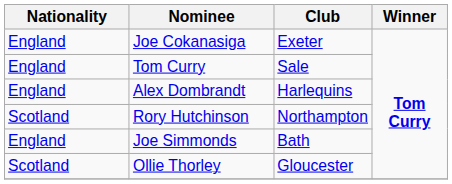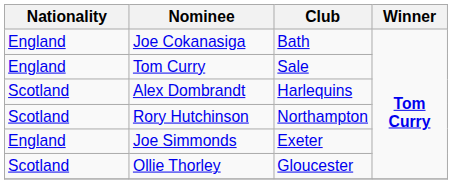(300, 41) Exeter -> (293, 41) Bath
(37, 91) England -> (39, 91) Scotland
(293, 141) Bath -> (300, 141) Exeter
